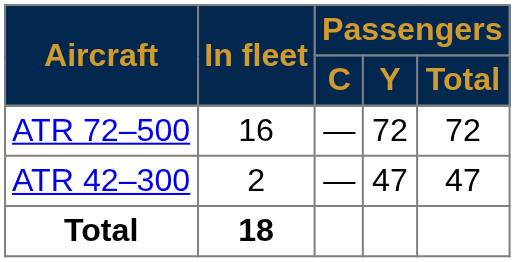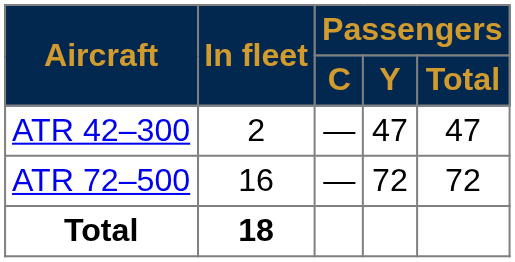rows swapped: (101, 180) <-> (101, 130)
